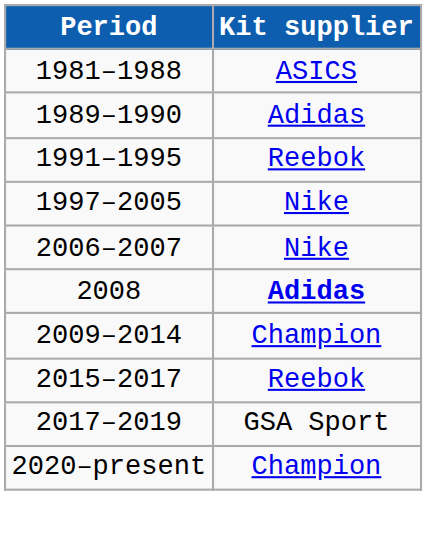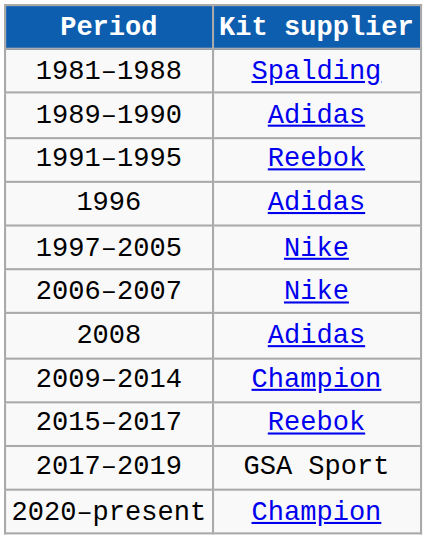(316, 71) ASICS -> (316, 71) Spalding
+ row: (109, 203)
(316, 291) bold -> (316, 336) normal
